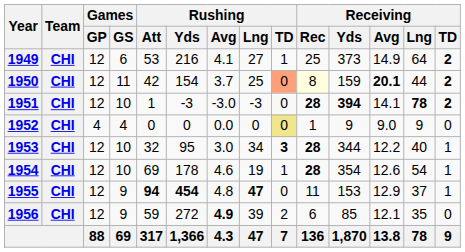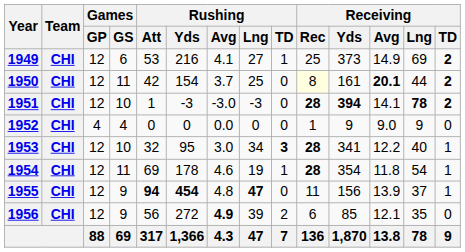(419, 59) 64 -> (419, 59) 69
(284, 81) lightsalmon background -> (284, 81) no background
(349, 81) 159 -> (349, 81) 161
(284, 125) khaki background -> (284, 125) no background
(349, 147) 344 -> (349, 147) 341
(123, 170) 10 -> (123, 170) 11
(387, 170) 12.6 -> (387, 170) 11.8
(349, 192) 153 -> (349, 192) 156
(387, 192) 12.9 -> (387, 192) 13.9
(151, 214) 59 -> (151, 214) 56
